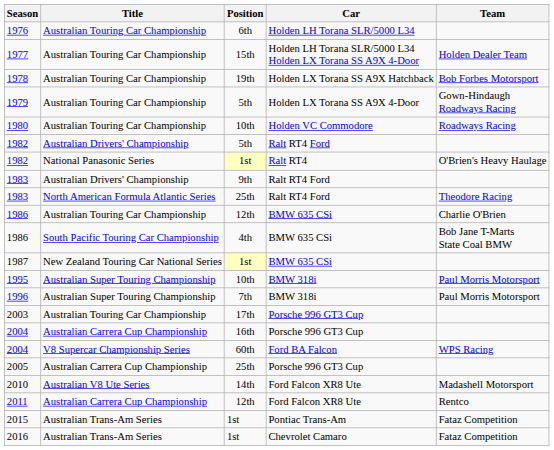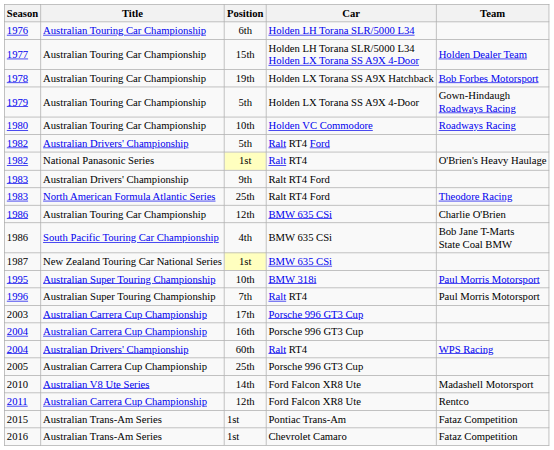(292, 296) BMW 318i -> (288, 296) Ralt RT4
(125, 314) Australian Touring Car Championship -> (125, 314) Australian Carrera Cup Championship
(116, 349) V8 Supercar Championship Series -> (116, 349) Australian Drivers' Championship
(303, 349) Ford BA Falcon -> (288, 349) Ralt RT4
